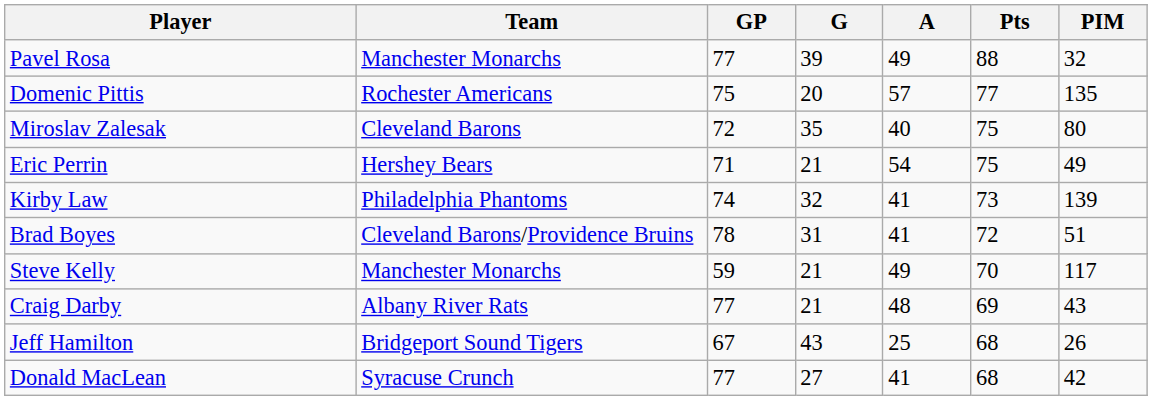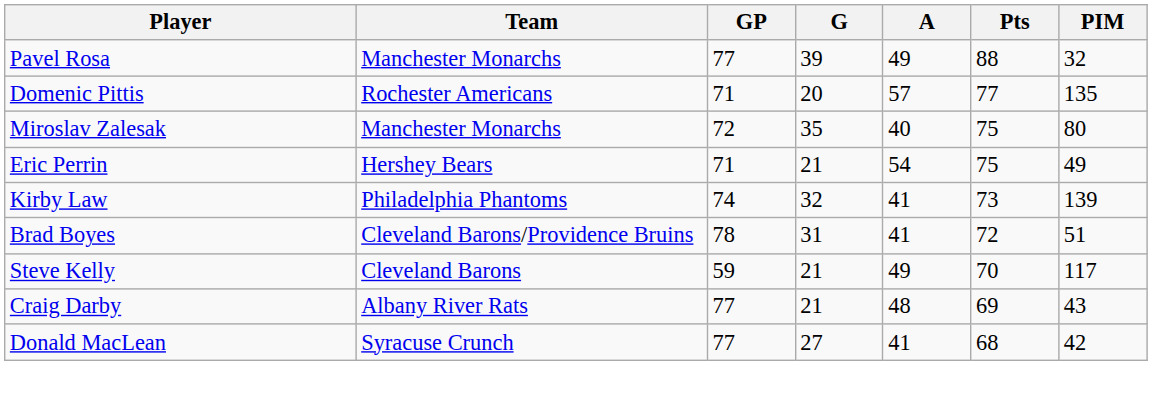(724, 93) 75 -> (724, 93) 71
(441, 128) Cleveland Barons -> (461, 128) Manchester Monarchs
(461, 270) Manchester Monarchs -> (441, 270) Cleveland Barons
- row: (72, 341)
